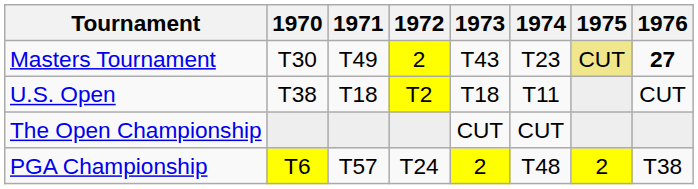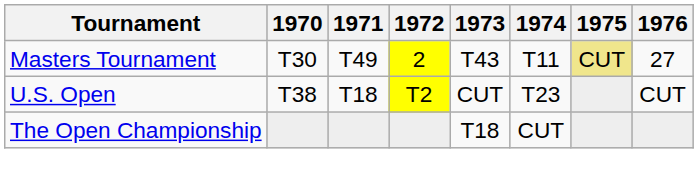(541, 59) T23 -> (541, 59) T11
(663, 59) bold -> (663, 59) normal
(480, 95) T18 -> (480, 95) CUT
(541, 95) T11 -> (541, 95) T23
(480, 130) CUT -> (480, 130) T18
- row: (109, 166)
